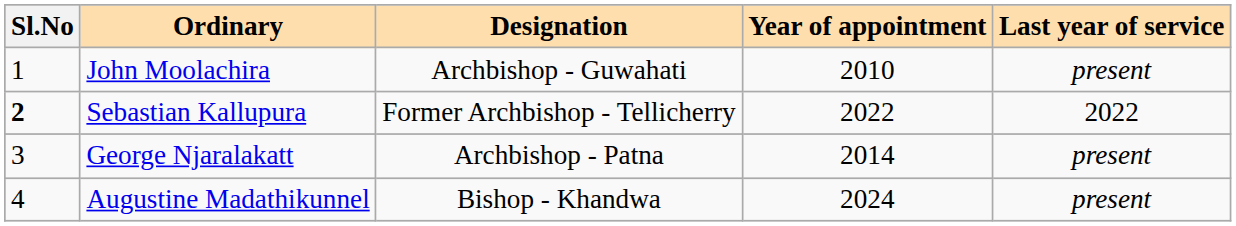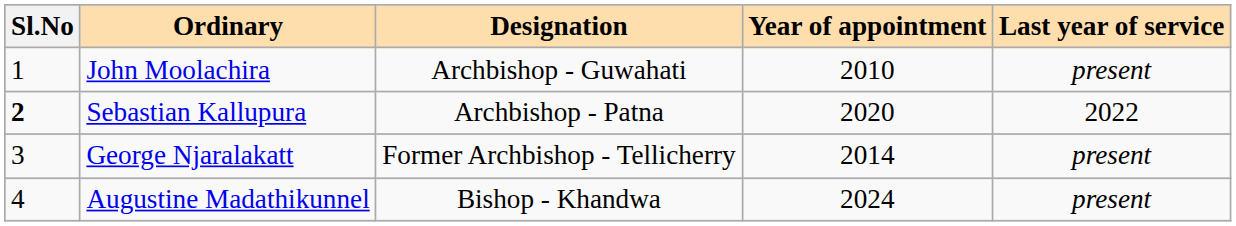(559, 112) Former Archbishop - Tellicherry -> (559, 112) Archbishop - Patna
(867, 112) 2022 -> (867, 112) 2020
(559, 155) Archbishop - Patna -> (559, 155) Former Archbishop - Tellicherry
